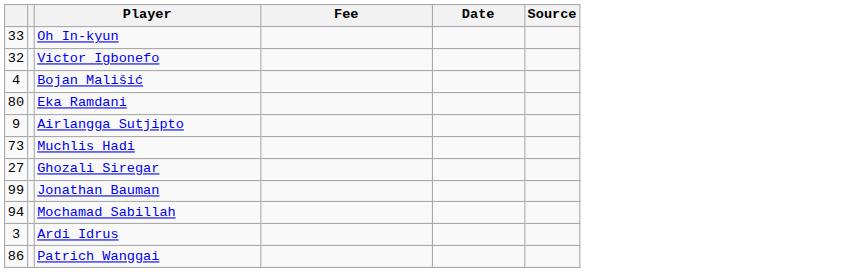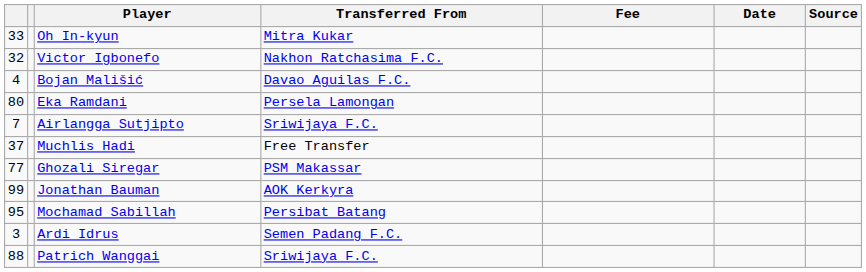+ column: (401, 16)
(16, 126) 9 -> (16, 126) 7
(16, 147) 73 -> (16, 147) 37
(16, 169) 27 -> (16, 169) 77
(16, 213) 94 -> (16, 213) 95
(16, 257) 86 -> (16, 257) 88
